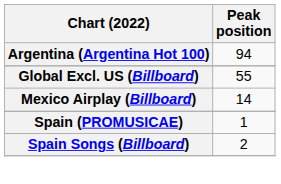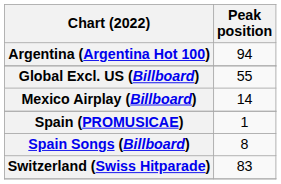(244, 144) 2 -> (245, 144) 8
+ row: (109, 167)
